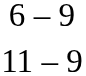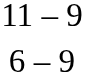rows swapped: (42, 61) <-> (42, 15)
